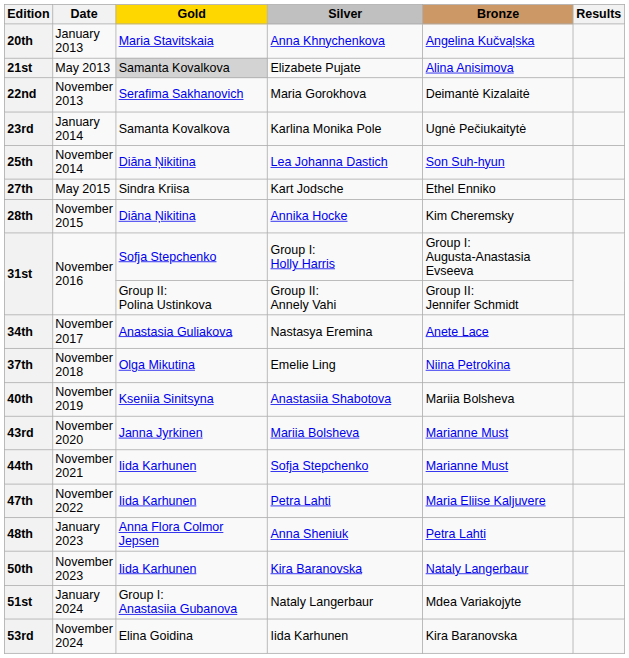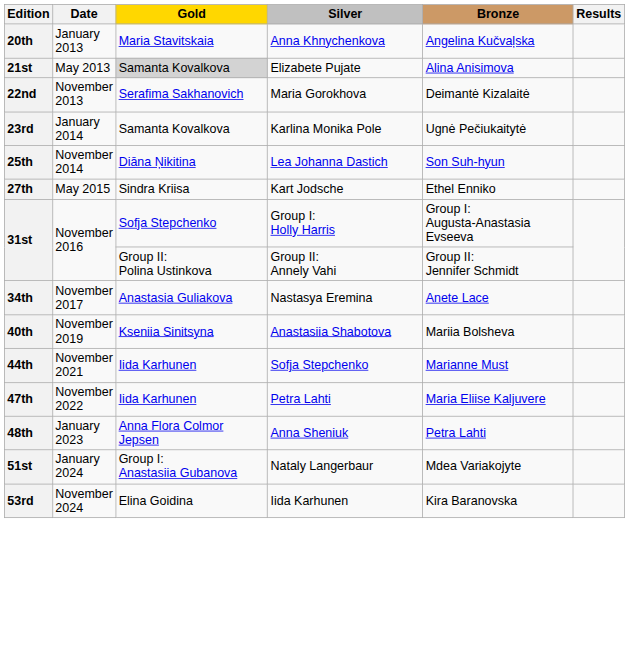- row: (20, 216)
- row: (20, 365)
- row: (20, 433)
- row: (20, 568)
